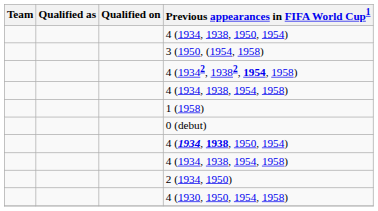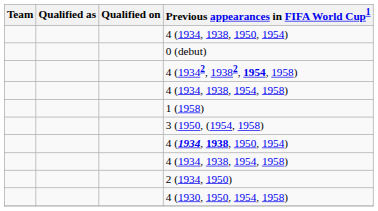rows swapped: (20, 126) <-> (20, 52)
